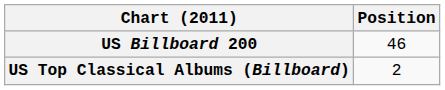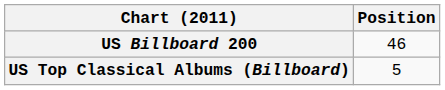(397, 71) 2 -> (397, 71) 5
